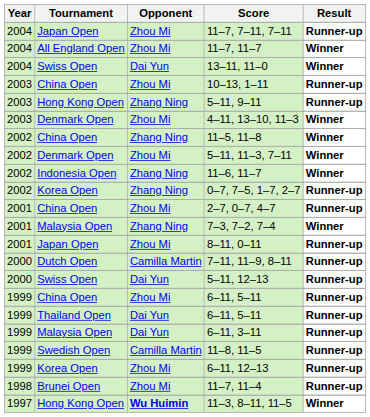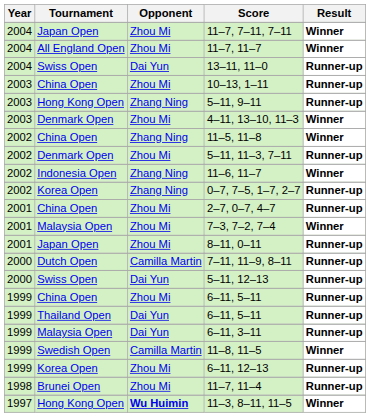(334, 31) Runner-up -> (325, 31) Winner
(325, 67) Winner -> (334, 67) Runner-up
(325, 156) Winner -> (334, 156) Runner-up
(159, 227) Zhang Ning -> (150, 227) Zhou Mi
(334, 351) Runner-up -> (325, 351) Winner
